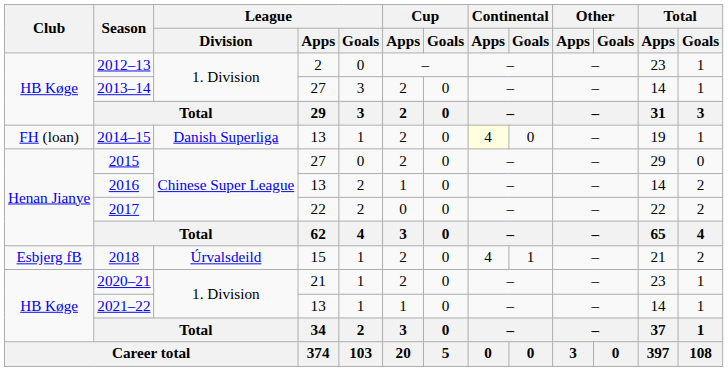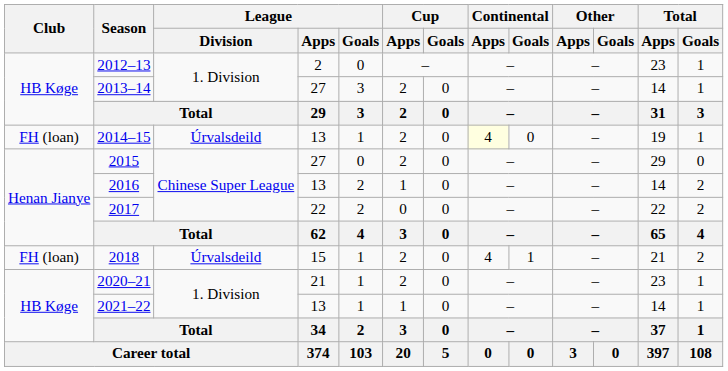(226, 137) Danish Superliga -> (226, 137) Úrvalsdeild
(49, 257) Esbjerg fB -> (49, 257) FH (loan)
